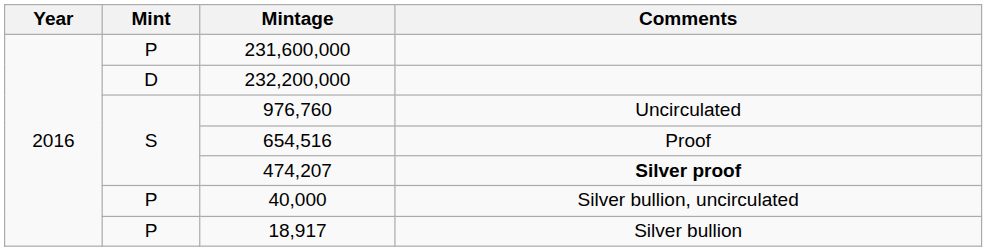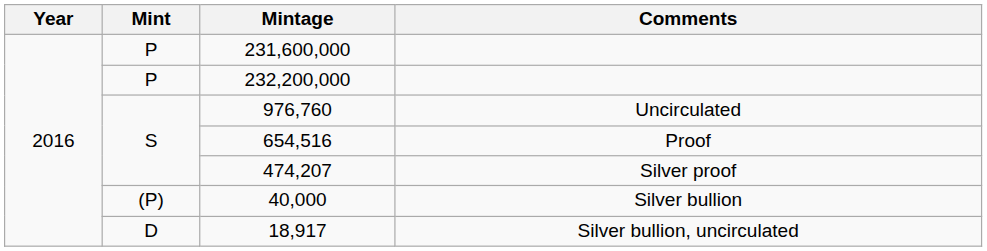(151, 79) D -> (151, 79) P
(688, 170) bold -> (688, 170) normal
(151, 200) P -> (151, 200) (P)
(688, 200) Silver bullion, uncirculated -> (688, 200) Silver bullion
(151, 230) P -> (151, 230) D
(688, 230) Silver bullion -> (688, 230) Silver bullion, uncirculated
